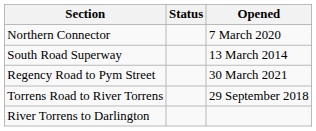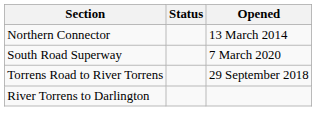(245, 34) 7 March 2020 -> (248, 34) 13 March 2014
(248, 55) 13 March 2014 -> (245, 55) 7 March 2020
- row: (81, 75)
